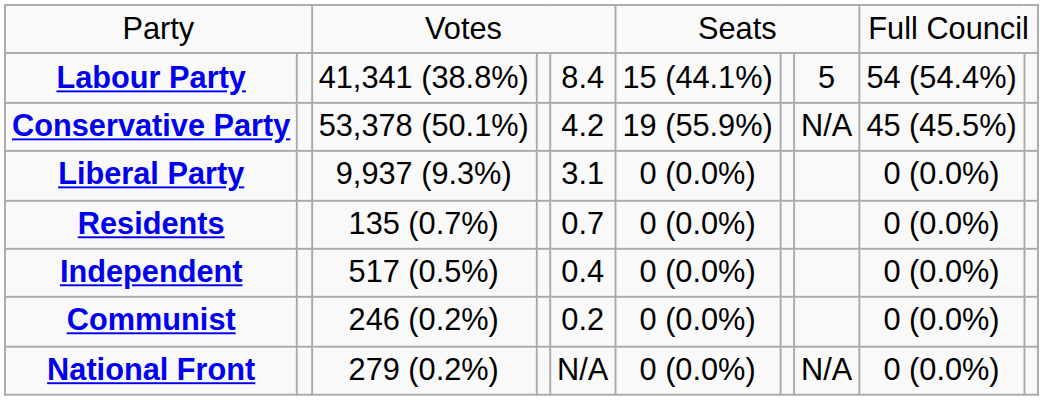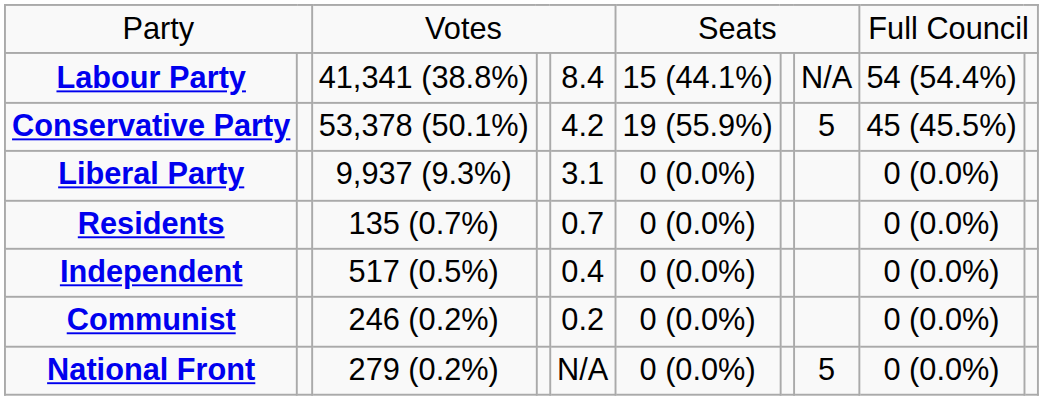(827, 77) 5 -> (827, 77) N/A
(827, 126) N/A -> (827, 126) 5
(827, 369) N/A -> (827, 369) 5
